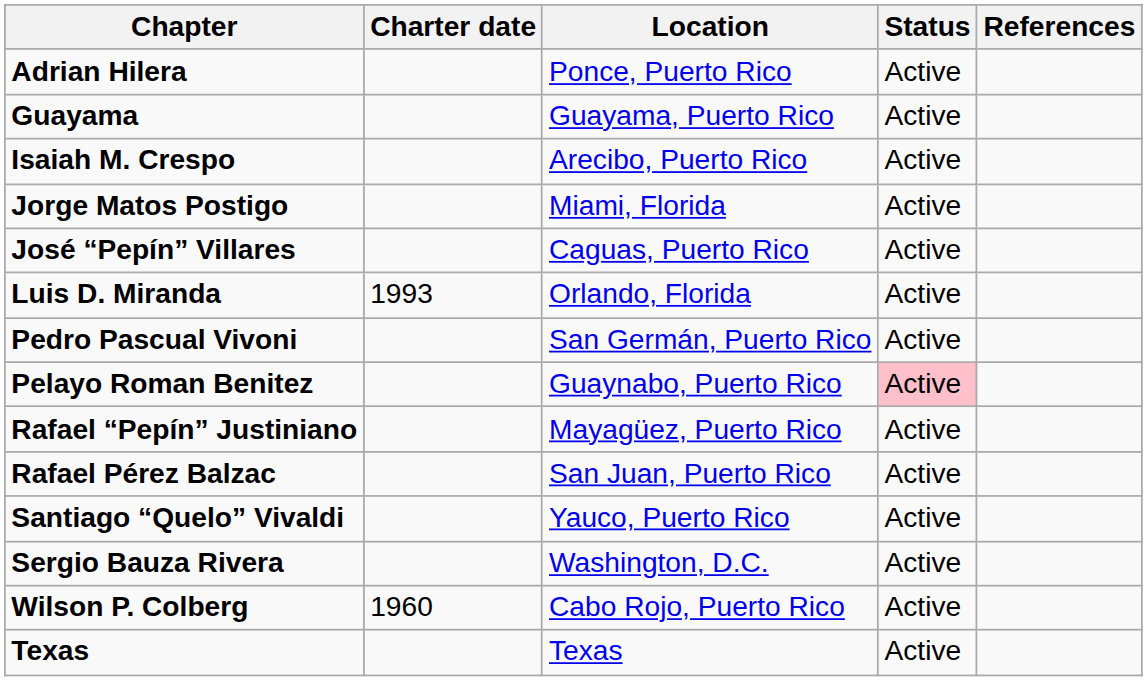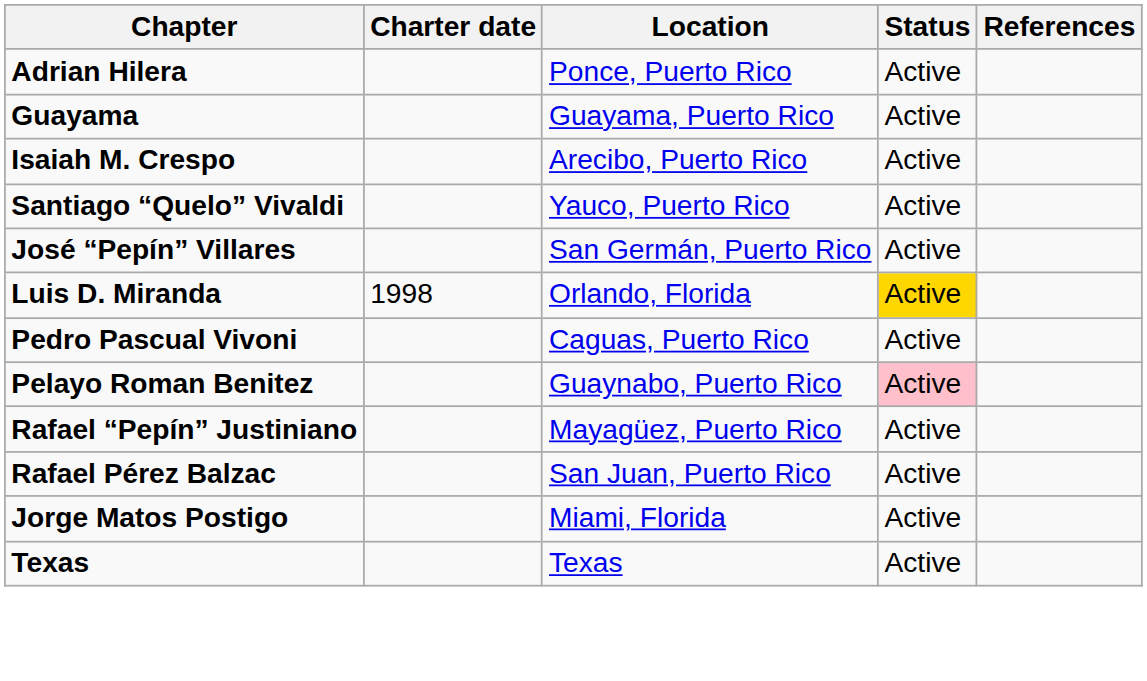rows swapped: (150, 205) <-> (178, 518)
(679, 250) Caguas, Puerto Rico -> (710, 250) San Germán, Puerto Rico
(401, 294) 1993 -> (401, 294) 1998
(923, 294) no background -> (923, 294) gold background
(710, 339) San Germán, Puerto Rico -> (679, 339) Caguas, Puerto Rico
- row: (148, 562)
- row: (130, 607)
